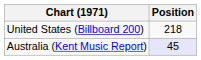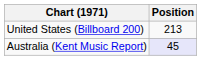(173, 30) 218 -> (173, 30) 213
